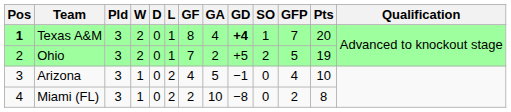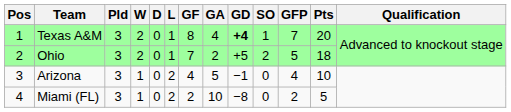(19, 35) bold -> (19, 35) normal
(324, 55) 19 -> (324, 55) 18
(324, 96) 8 -> (324, 96) 5
